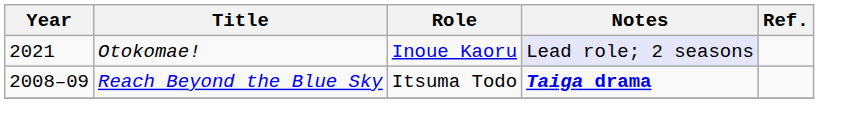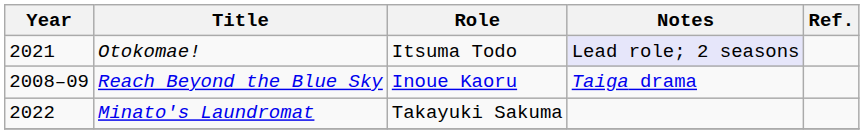(454, 51) Inoue Kaoru -> (454, 51) Itsuma Todo
(454, 82) Itsuma Todo -> (454, 82) Inoue Kaoru
(589, 82) bold -> (634, 82) normal
+ row: (206, 113)
